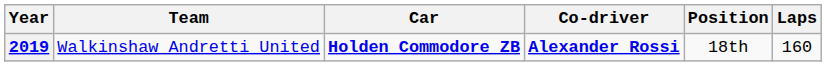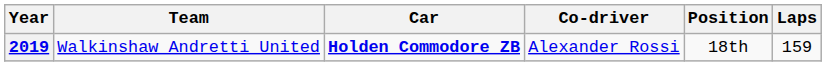(604, 47) bold -> (604, 47) normal
(797, 47) 160 -> (797, 47) 159
